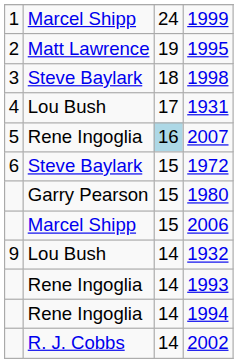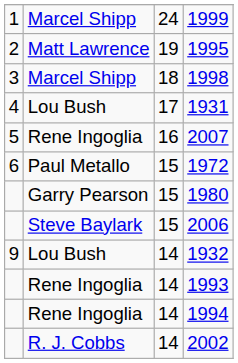(85, 78) Steve Baylark -> (82, 78) Marcel Shipp
(168, 136) lightblue background -> (168, 136) no background
(85, 166) Steve Baylark -> (79, 166) Paul Metallo
(82, 225) Marcel Shipp -> (85, 225) Steve Baylark
